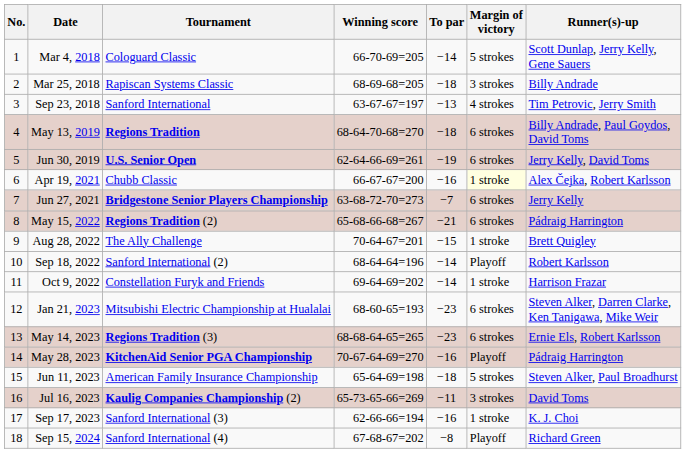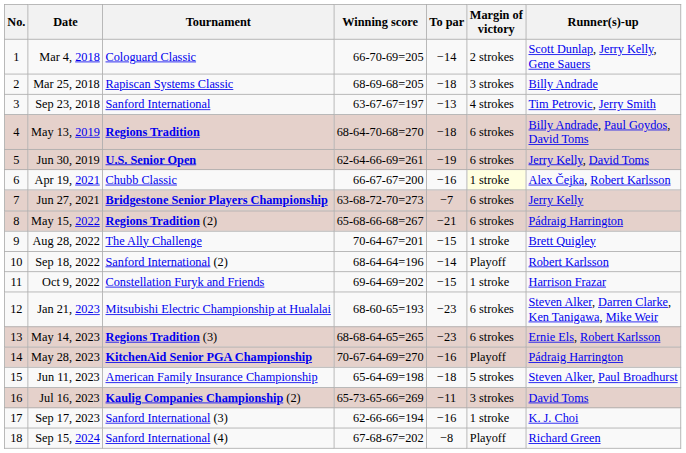(492, 57) 5 strokes -> (492, 57) 2 strokes
(447, 281) −14 -> (447, 281) −15
